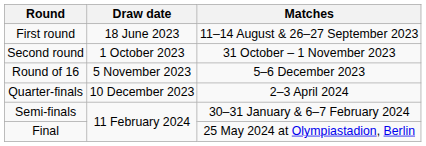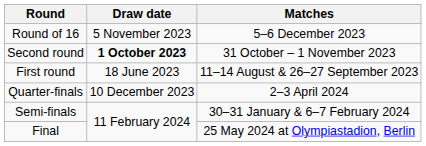rows swapped: (46, 33) <-> (46, 72)
(142, 53) normal -> (142, 53) bold
